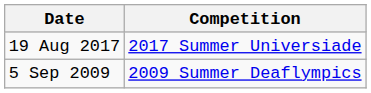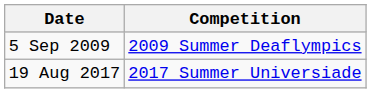rows swapped: (59, 74) <-> (64, 46)
